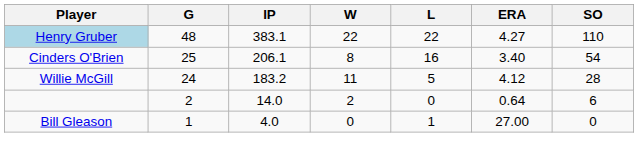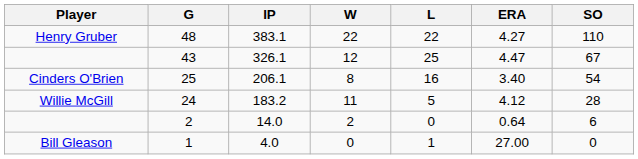(76, 36) lightblue background -> (76, 36) no background
+ row: (189, 57)
